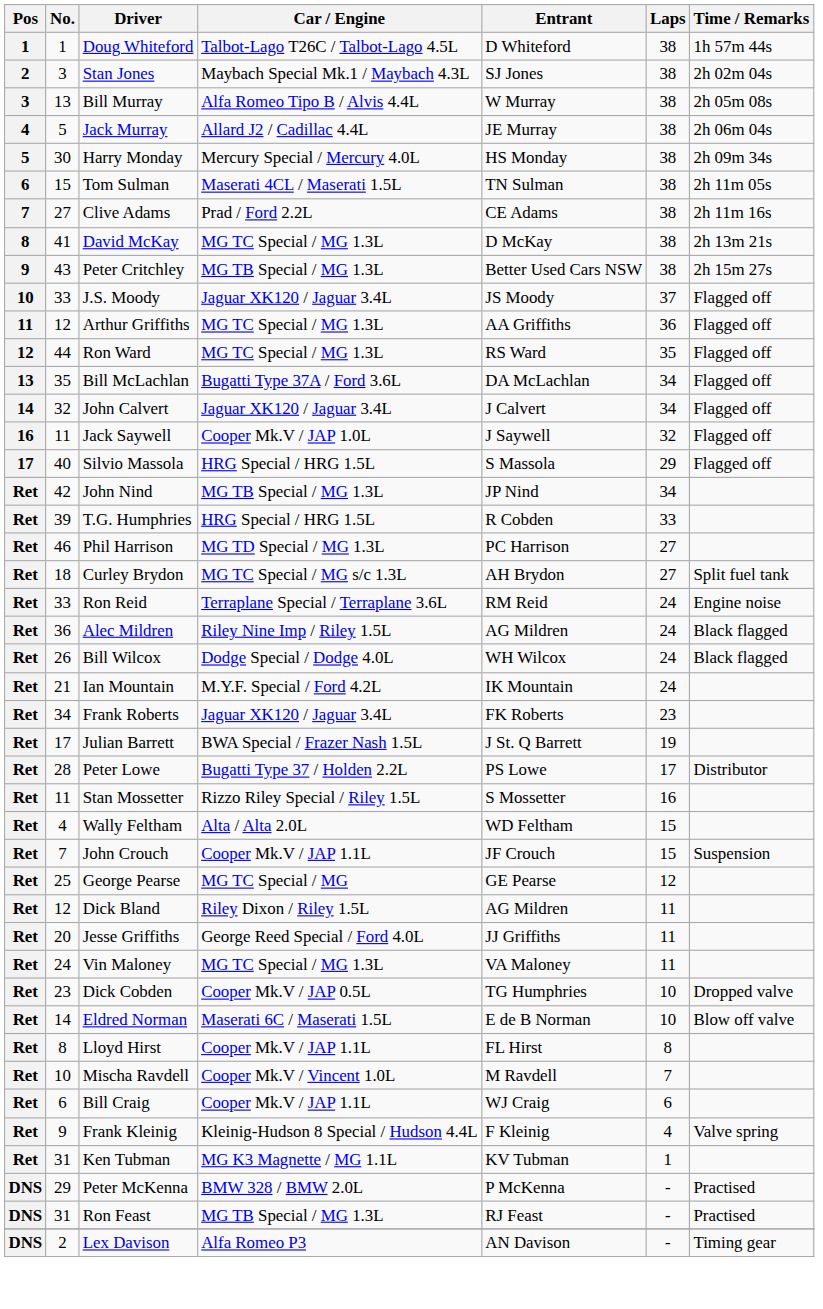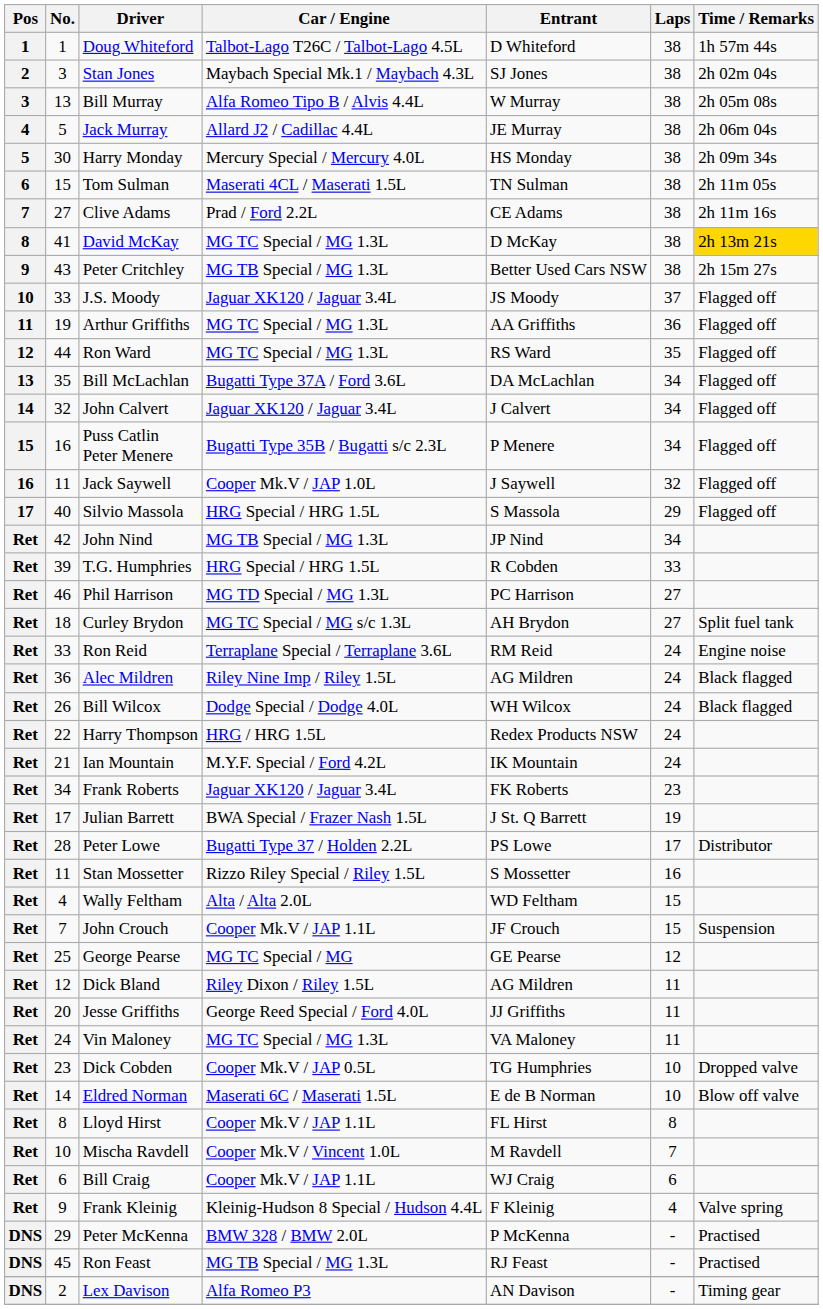(733, 241) no background -> (738, 241) gold background
(62, 324) 12 -> (62, 324) 19
+ row: (128, 445)
+ row: (140, 734)
- row: (126, 1159)
(62, 1214) 31 -> (62, 1262) 45
